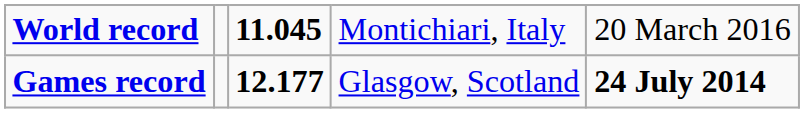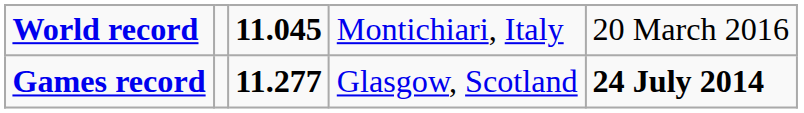(279, 81) 12.177 -> (279, 81) 11.277
